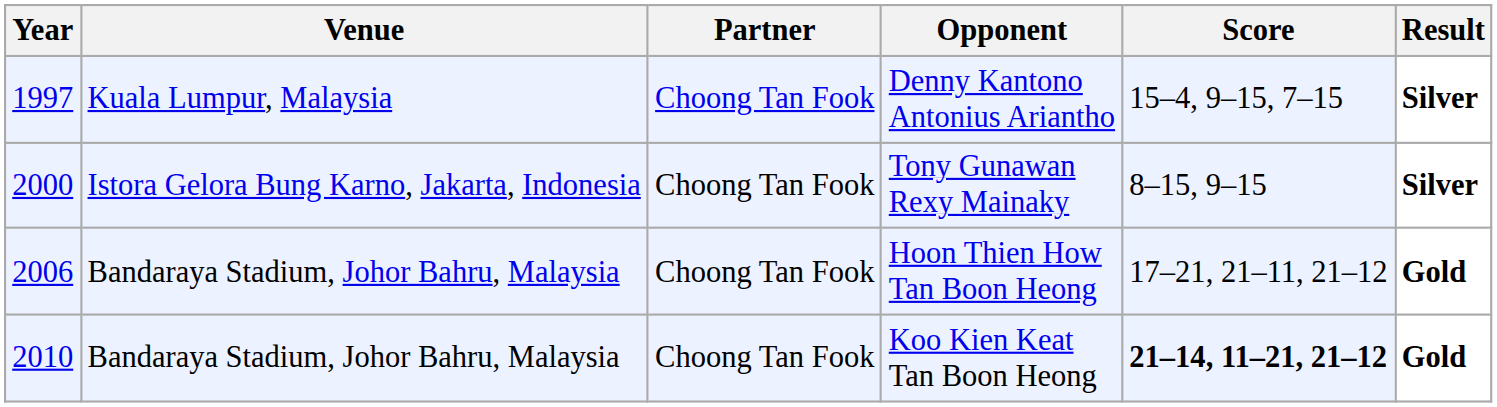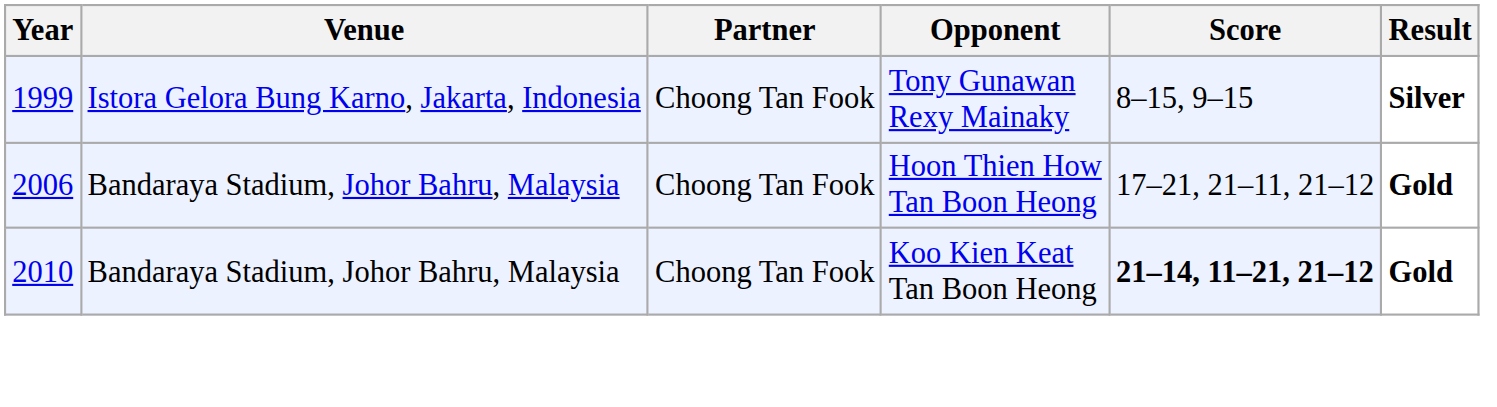- row: (1002, 98)
(43, 184) 2000 -> (43, 98) 1999
